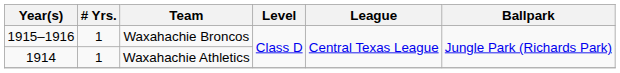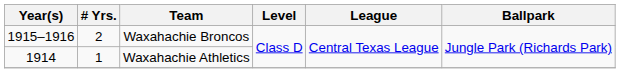(99, 36) 1 -> (99, 36) 2
